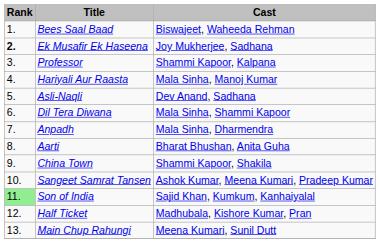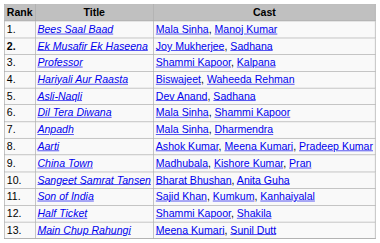(225, 29) Biswajeet, Waheeda Rehman -> (217, 29) Mala Sinha, Manoj Kumar
(217, 79) Mala Sinha, Manoj Kumar -> (225, 79) Biswajeet, Waheeda Rehman
(223, 146) Bharat Bhushan, Anita Guha -> (264, 146) Ashok Kumar, Meena Kumari, Pradeep Kumar
(214, 163) Shammi Kapoor, Shakila -> (234, 163) Madhubala, Kishore Kumar, Pran
(264, 180) Ashok Kumar, Meena Kumari, Pradeep Kumar -> (223, 180) Bharat Bhushan, Anita Guha
(14, 197) lightgreen background -> (14, 197) no background
(234, 213) Madhubala, Kishore Kumar, Pran -> (214, 213) Shammi Kapoor, Shakila
